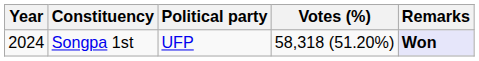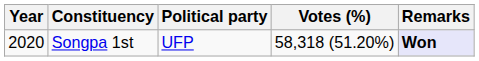(26, 42) 2024 -> (26, 42) 2020
